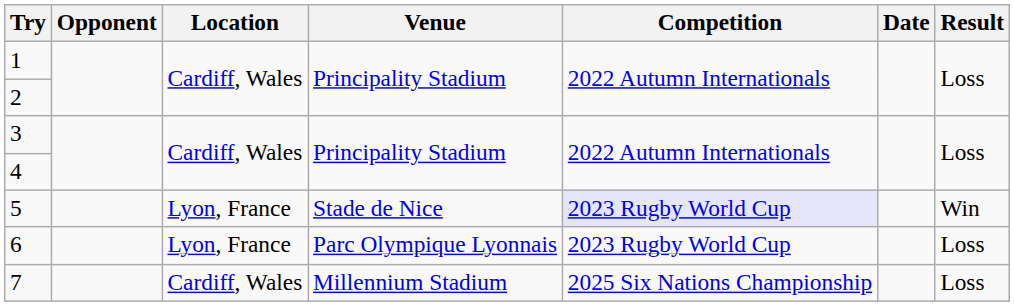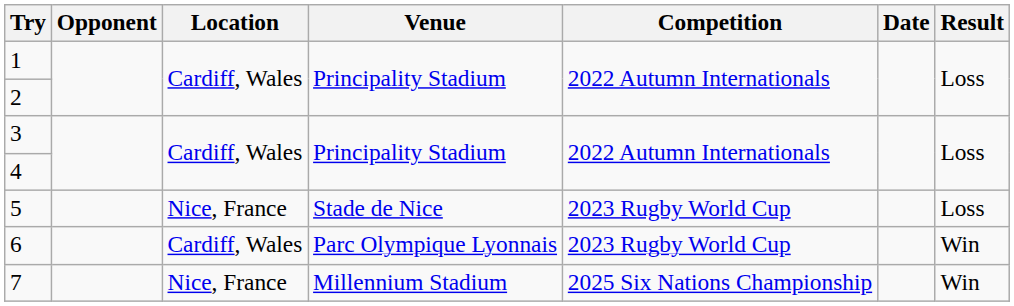(229, 208) Lyon, France -> (227, 208) Nice, France
(679, 208) lavender background -> (679, 208) no background
(960, 208) Win -> (962, 208) Loss
(229, 245) Lyon, France -> (235, 245) Cardiff, Wales
(962, 245) Loss -> (960, 245) Win
(235, 282) Cardiff, Wales -> (227, 282) Nice, France
(962, 282) Loss -> (960, 282) Win
